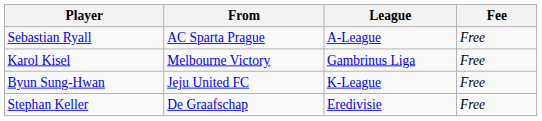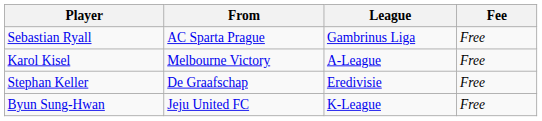(354, 38) A-League -> (371, 38) Gambrinus Liga
(371, 60) Gambrinus Liga -> (354, 60) A-League
rows swapped: (56, 82) <-> (48, 105)
